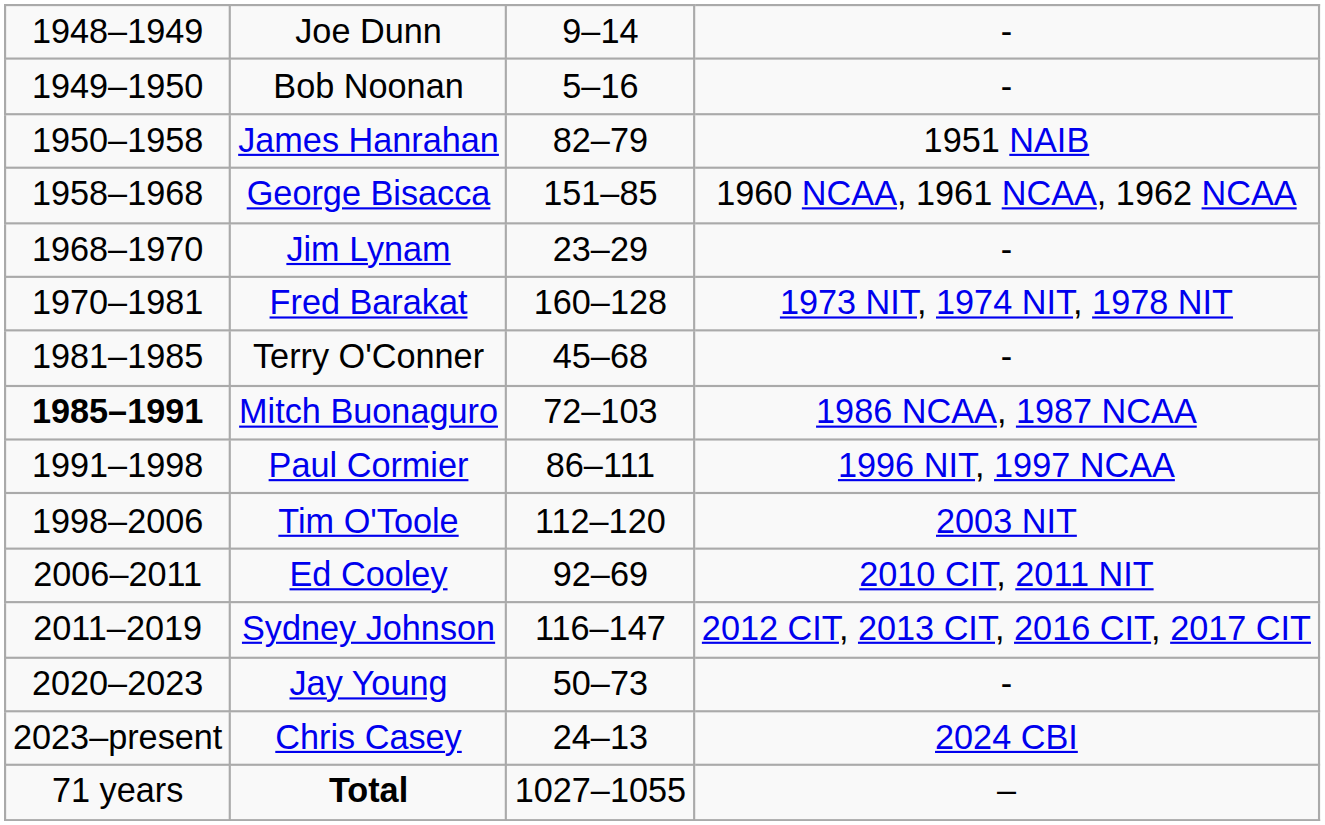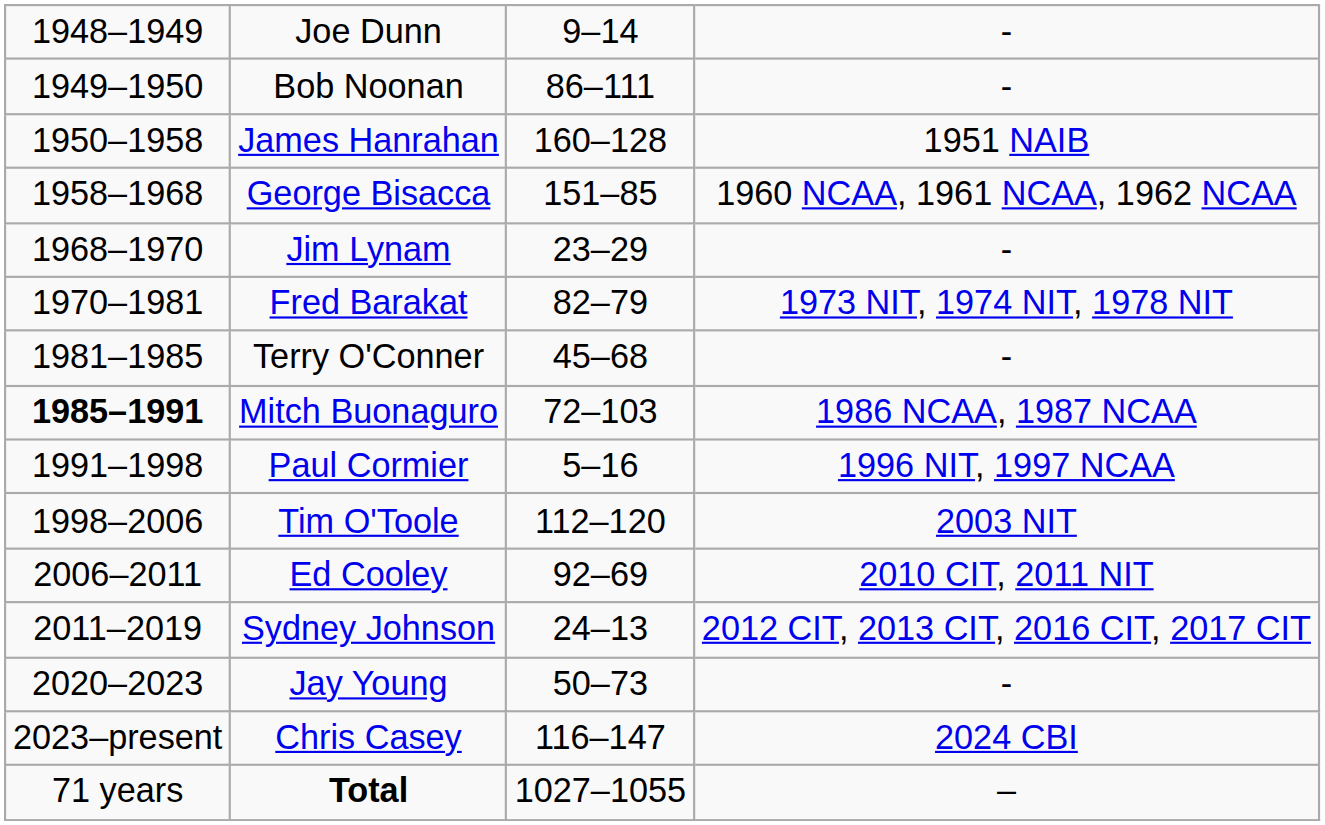(600, 85) 5–16 -> (600, 85) 86–111
(600, 140) 82–79 -> (600, 140) 160–128
(600, 303) 160–128 -> (600, 303) 82–79
(600, 466) 86–111 -> (600, 466) 5–16
(600, 628) 116–147 -> (600, 628) 24–13
(600, 737) 24–13 -> (600, 737) 116–147
